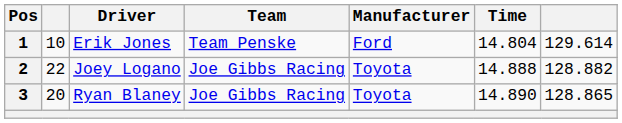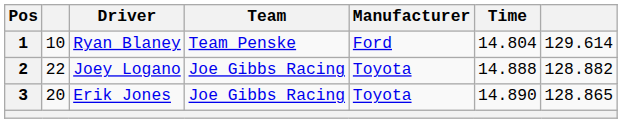(122, 44) Erik Jones -> (127, 44) Ryan Blaney
(127, 97) Ryan Blaney -> (122, 97) Erik Jones
